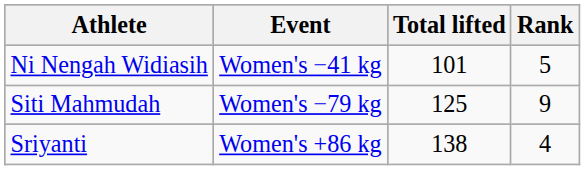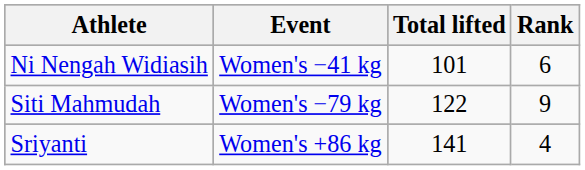(545, 64) 5 -> (545, 64) 6
(449, 104) 125 -> (449, 104) 122
(449, 144) 138 -> (449, 144) 141
